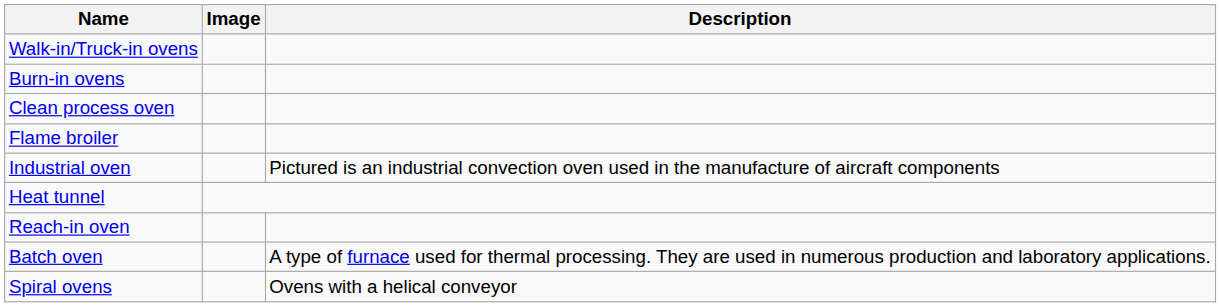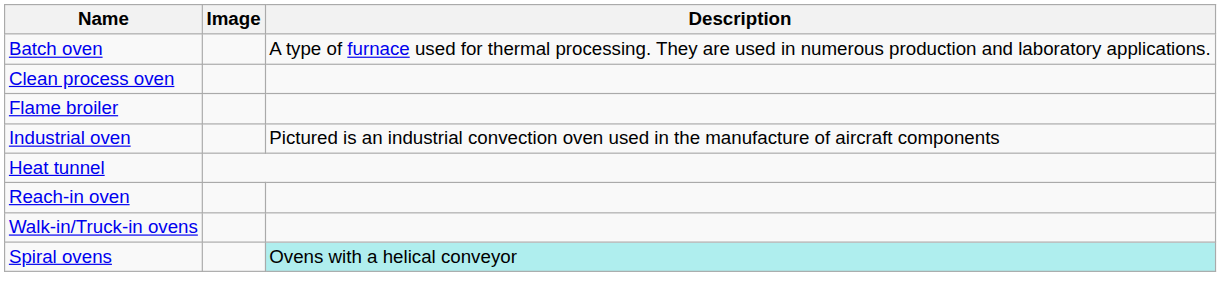rows swapped: (56, 256) <-> (103, 49)
- row: (67, 78)
(393, 286) no background -> (393, 256) paleturquoise background
